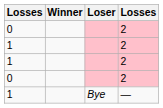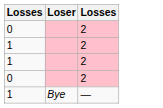- column: (65, 12)
